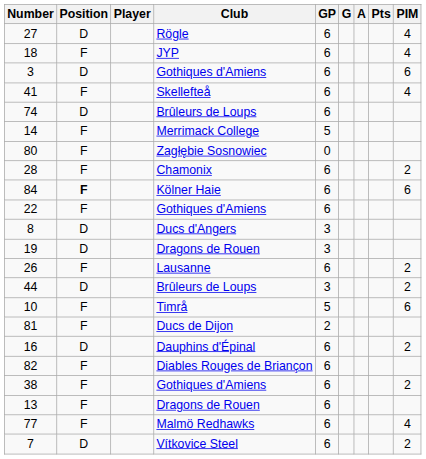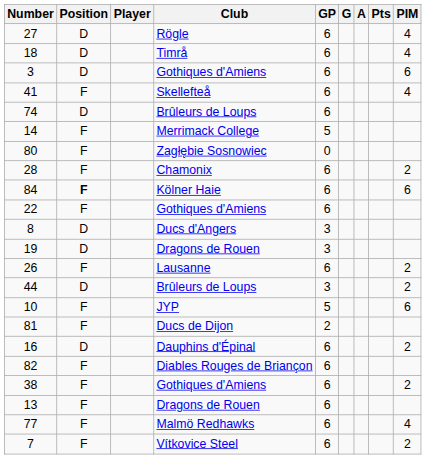(84, 53) F -> (84, 53) D
(168, 53) JYP -> (172, 53) Timrå
(172, 307) Timrå -> (168, 307) JYP
(84, 444) D -> (84, 444) F
